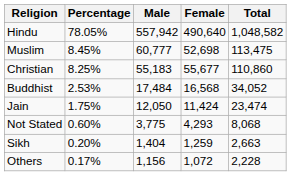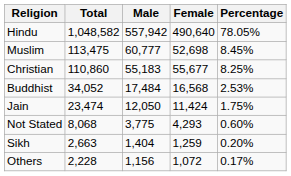columns swapped: (257, 13) <-> (99, 13)
